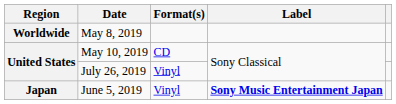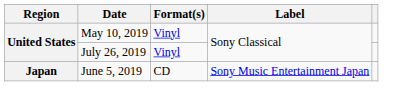- row: (112, 33)
(162, 52) CD -> (167, 33) Vinyl
(167, 90) Vinyl -> (162, 71) CD
(297, 90) bold -> (290, 71) normal
